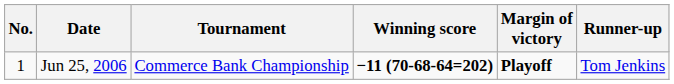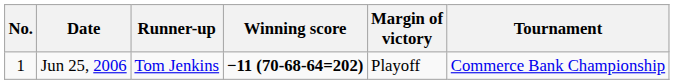columns swapped: (242, 28) <-> (623, 28)
(526, 65) bold -> (396, 65) normal
